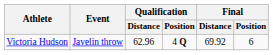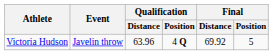(144, 42) 62.96 -> (144, 42) 63.96
(251, 42) 6 -> (251, 42) 5
